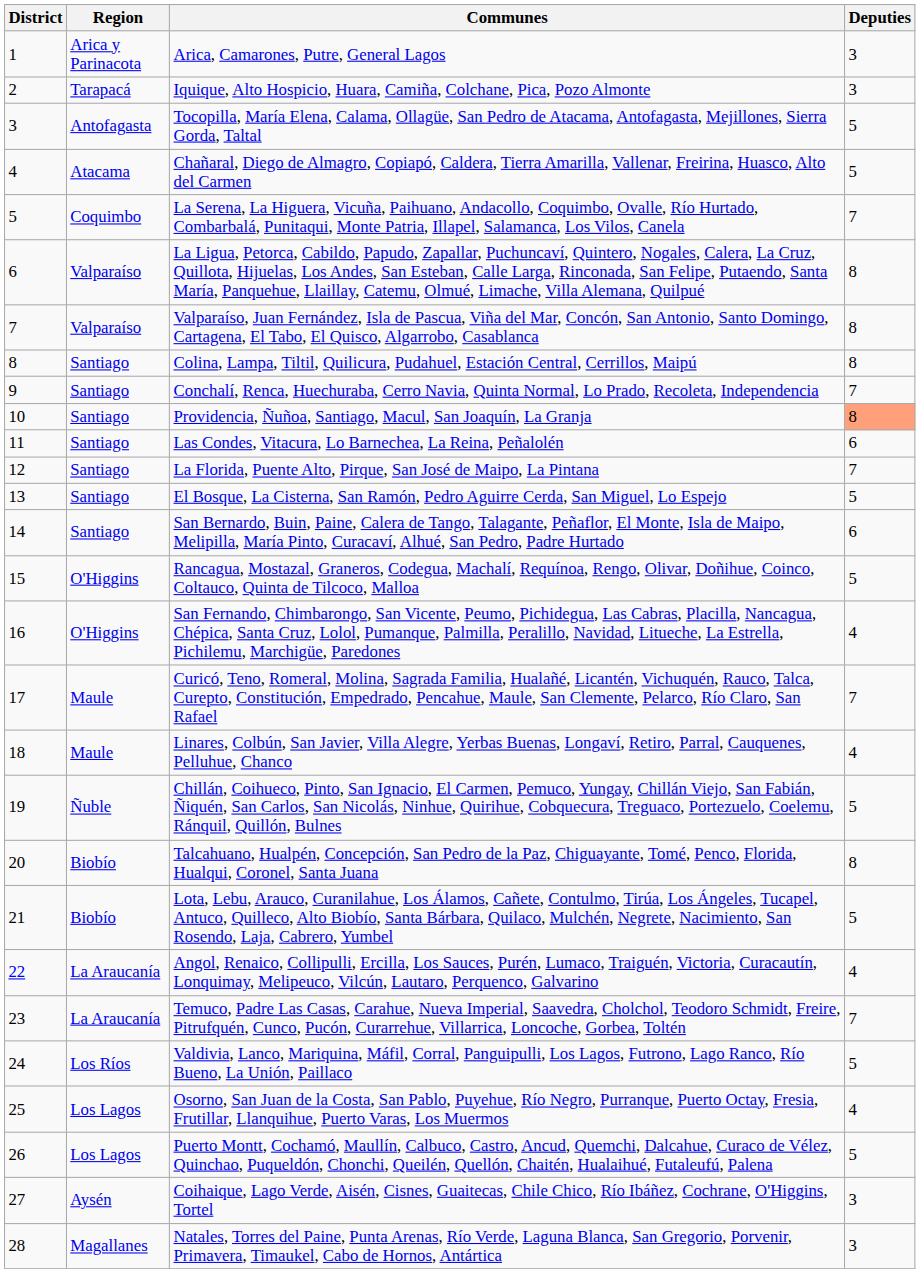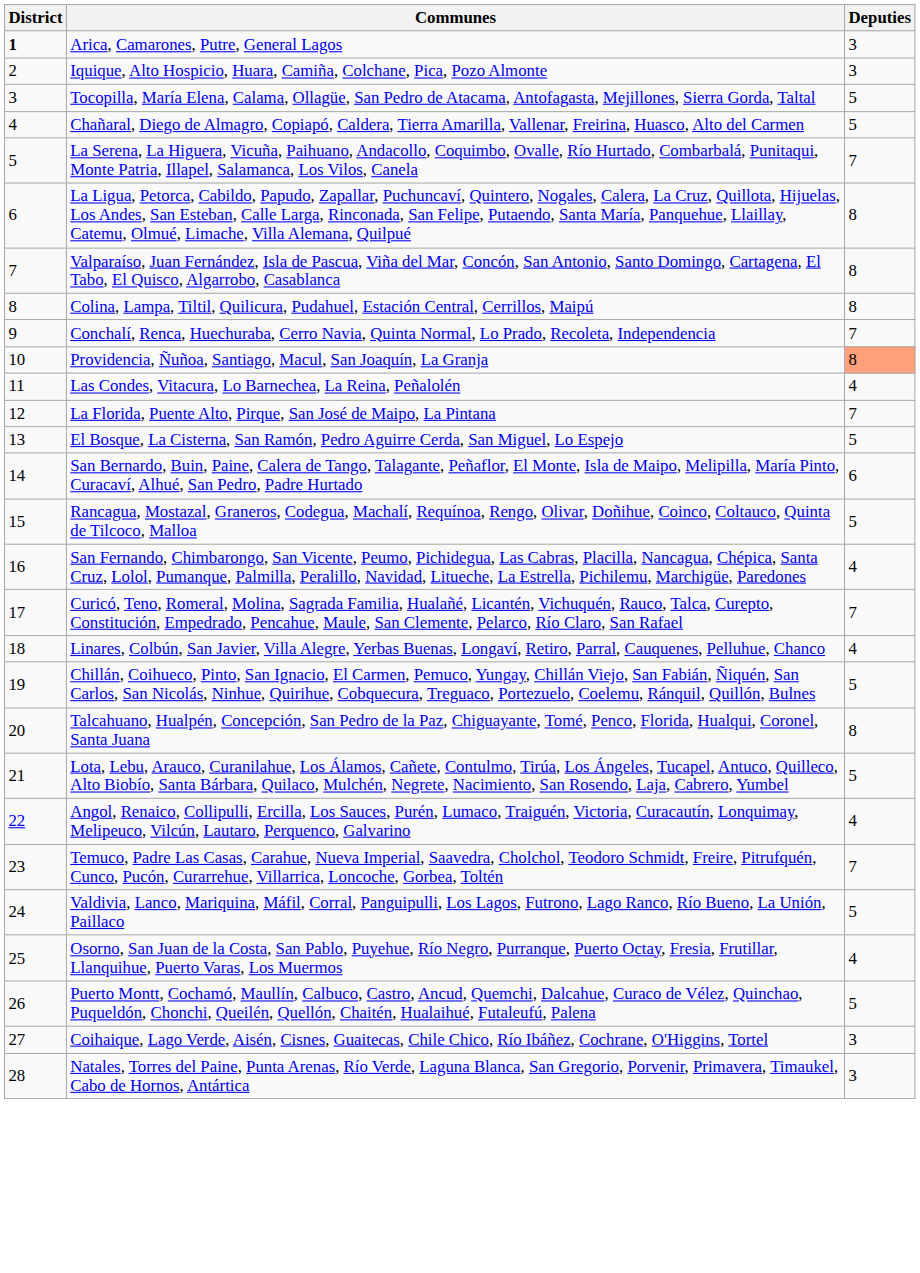- column: (118, 17)
(13, 53) normal -> (13, 44) bold
(853, 443) 6 -> (853, 386) 4
